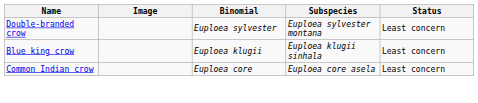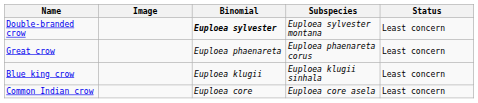(235, 29) normal -> (235, 29) bold
+ row: (30, 51)
